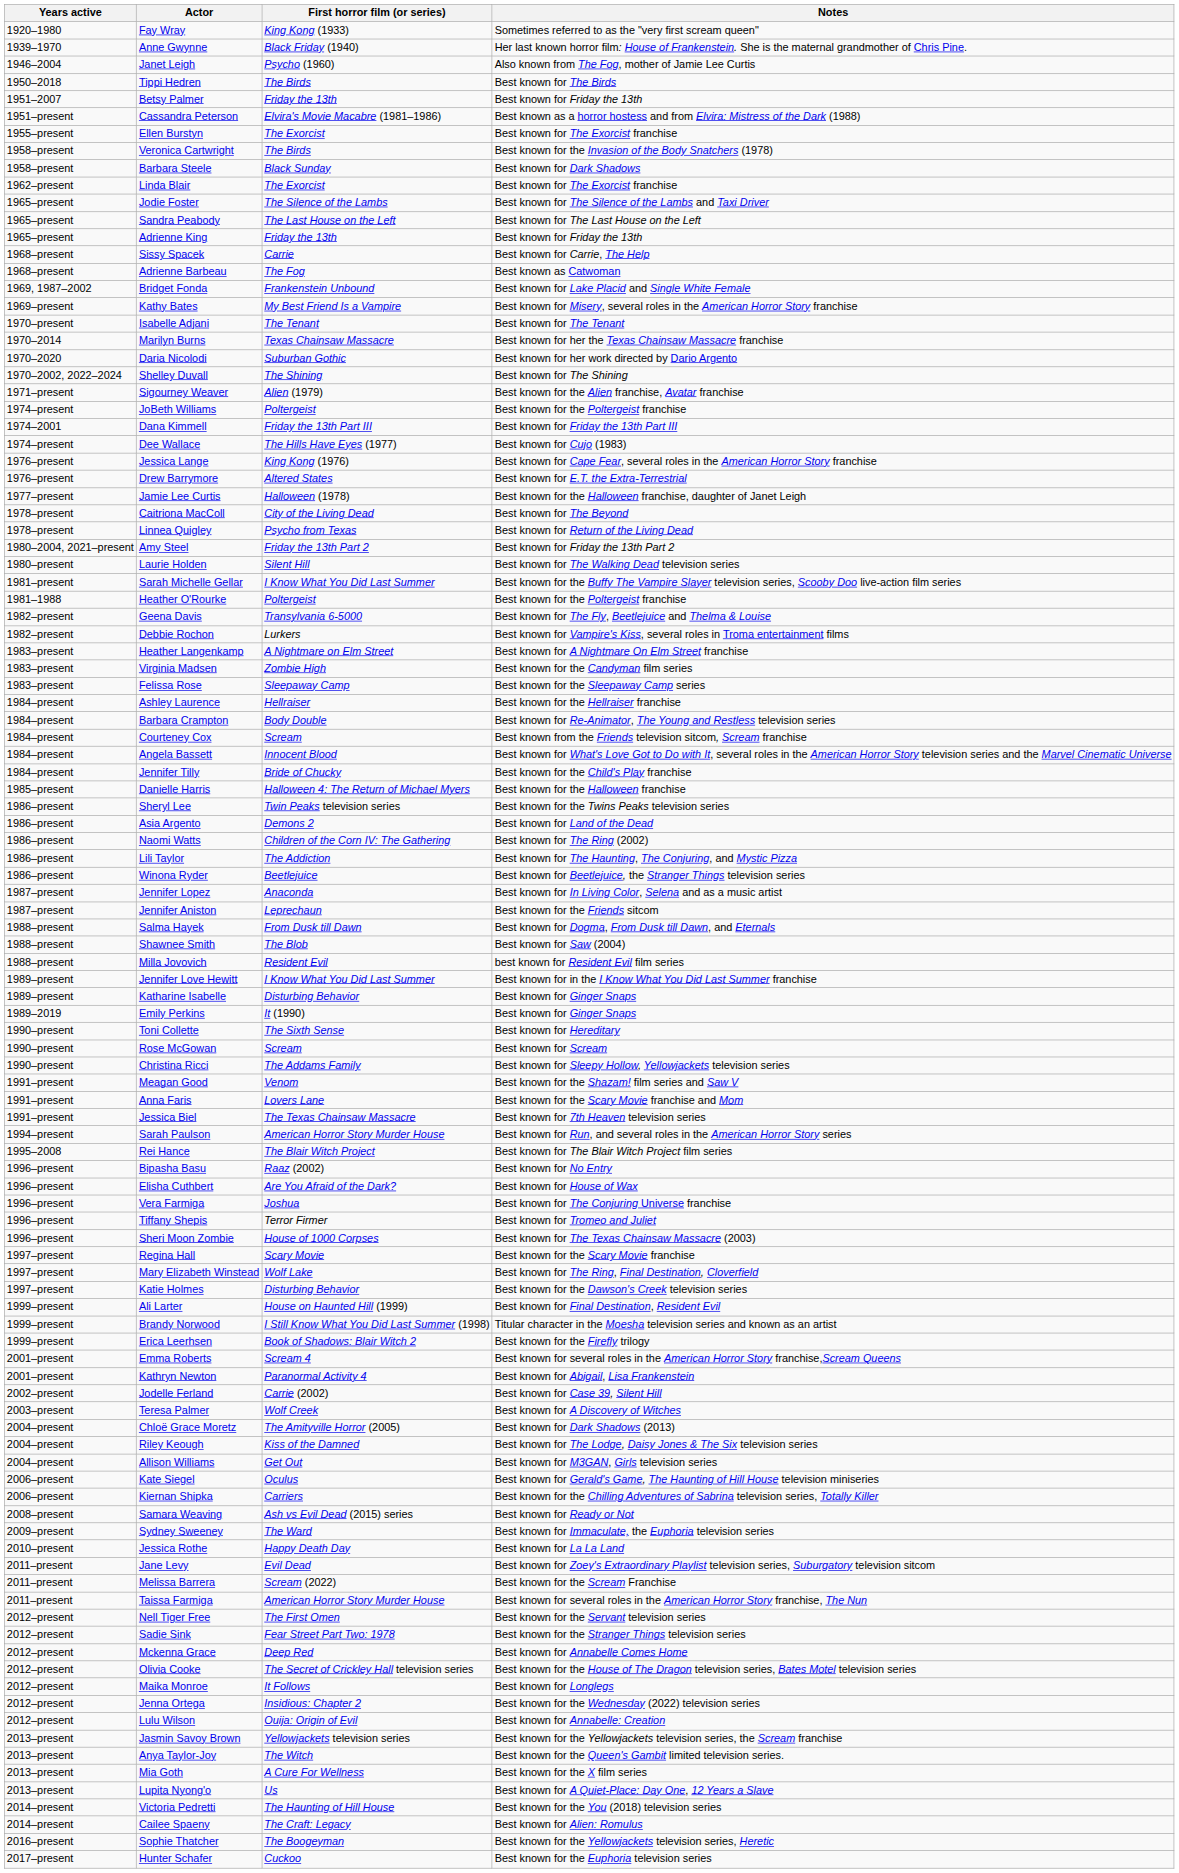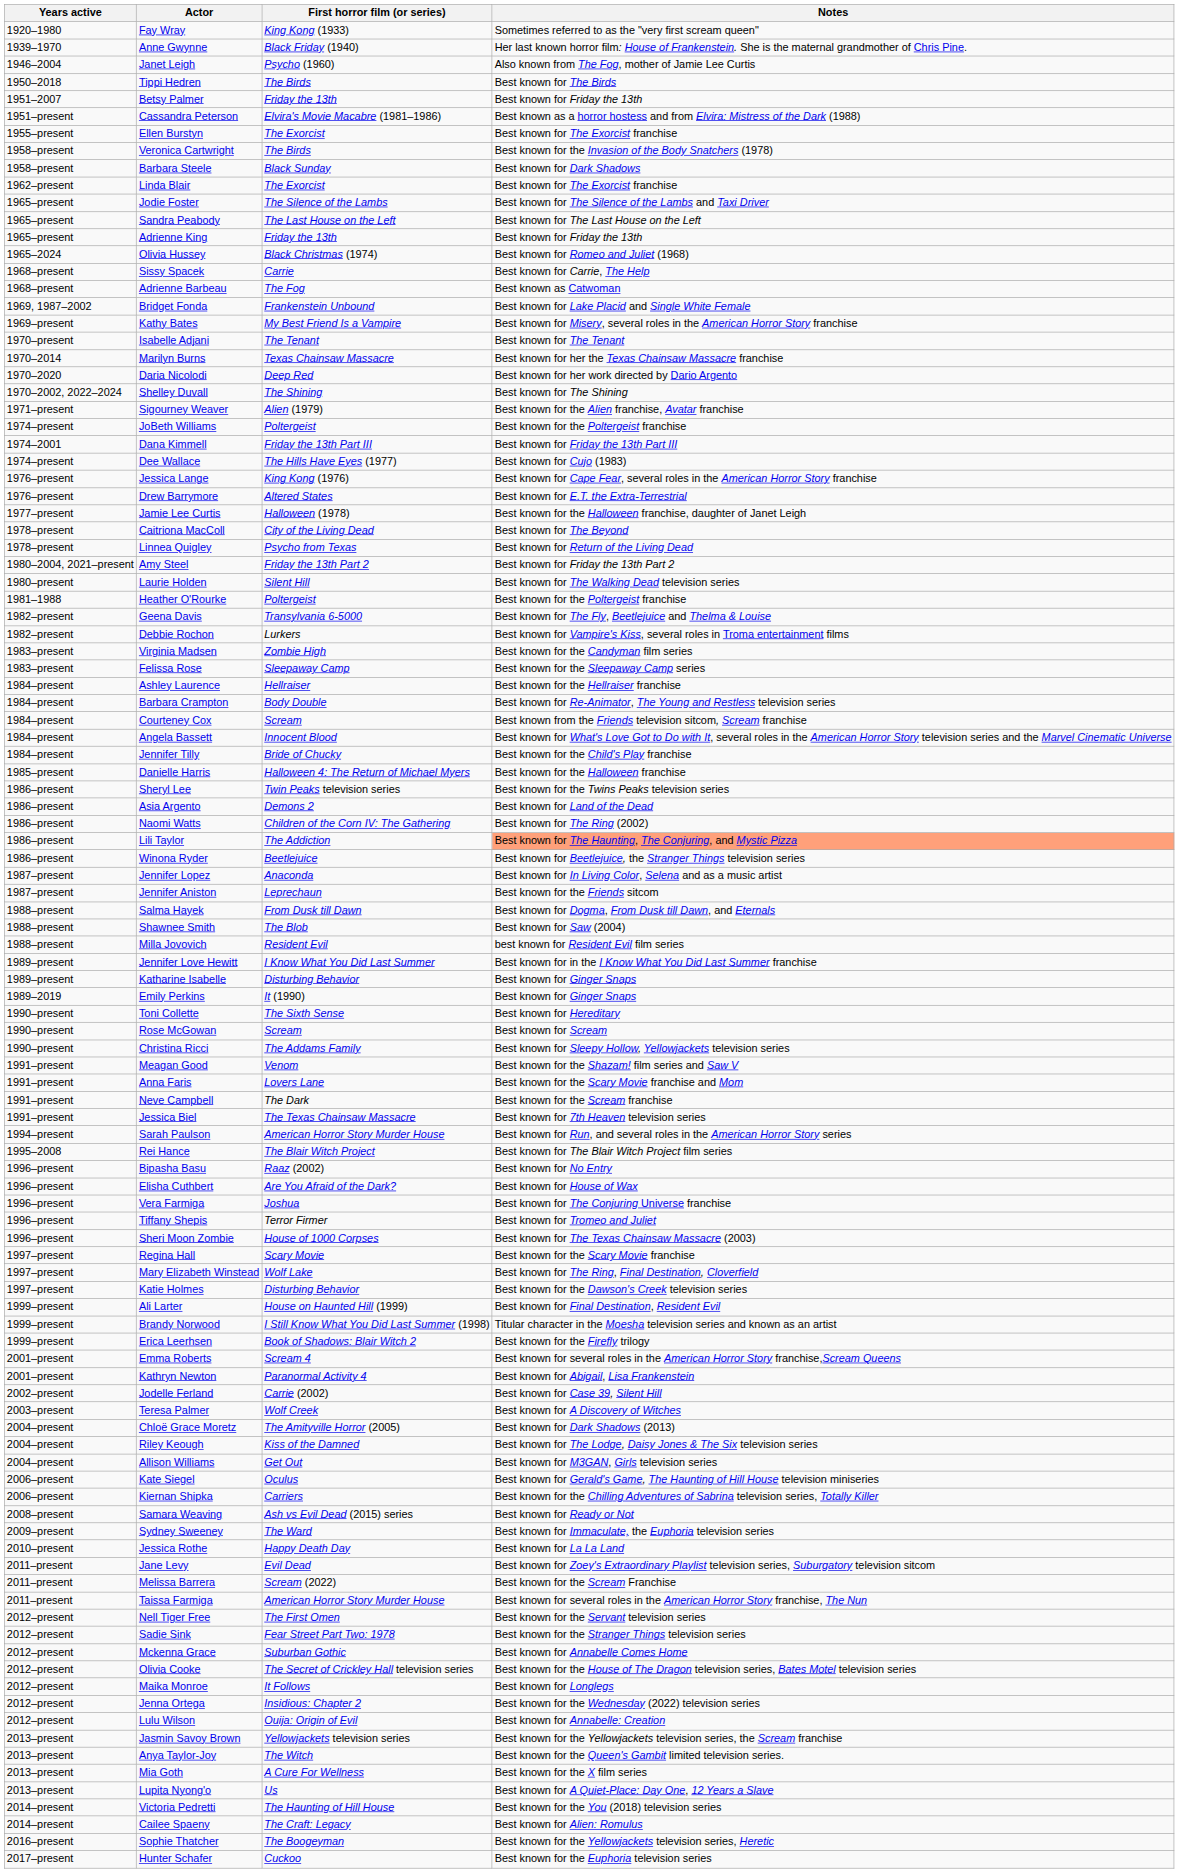+ row: (172, 254)
(305, 358) Suburban Gothic -> (289, 375) Deep Red
- row: (191, 582)
- row: (191, 651)
(646, 858) no background -> (646, 841) lightsalmon background
+ row: (176, 1100)
(289, 1652) Deep Red -> (305, 1652) Suburban Gothic
